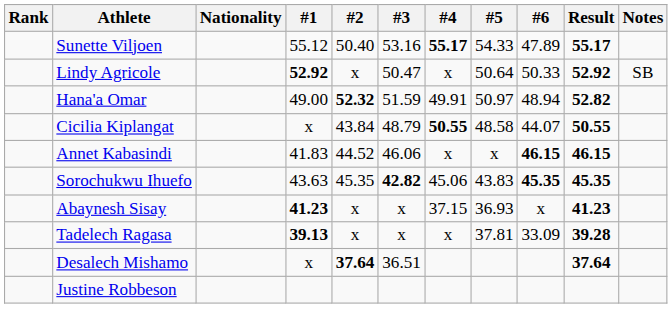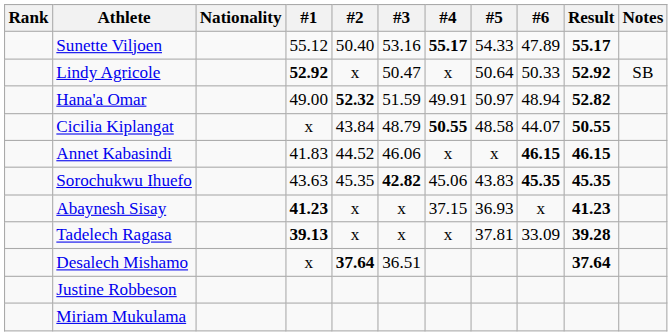+ row: (121, 316)
